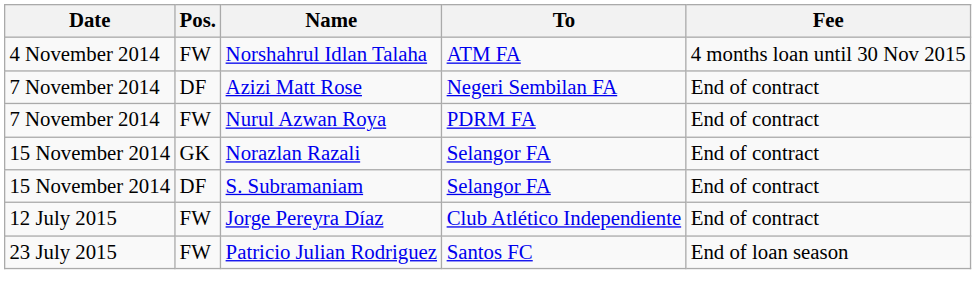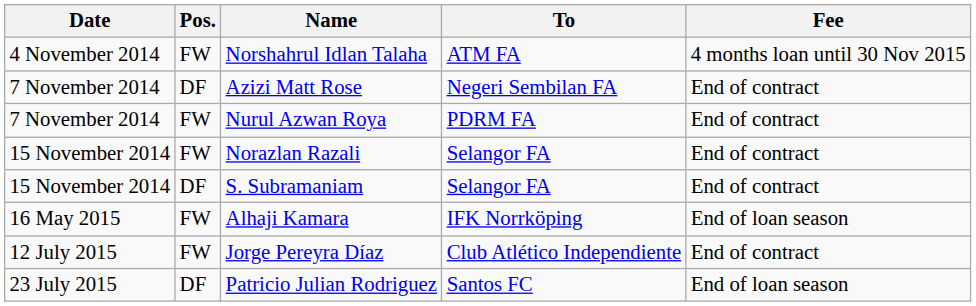(195, 152) GK -> (195, 152) FW
+ row: (287, 218)
(195, 251) FW -> (193, 284) DF
